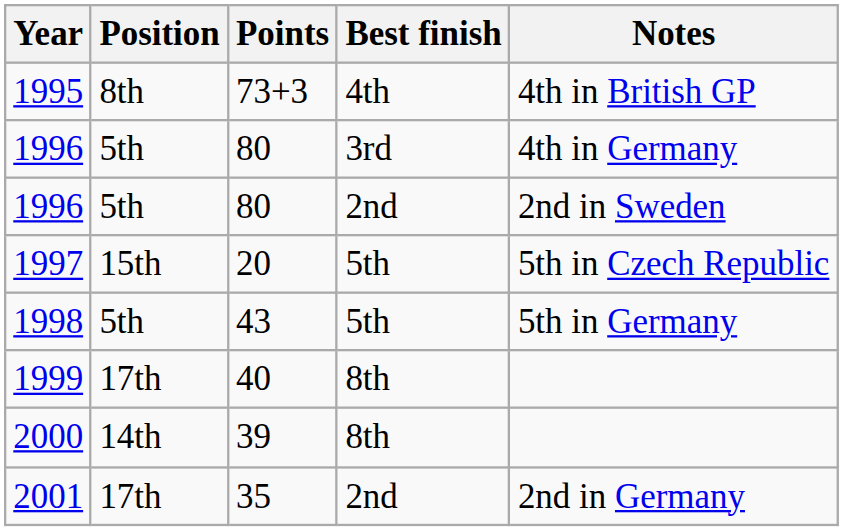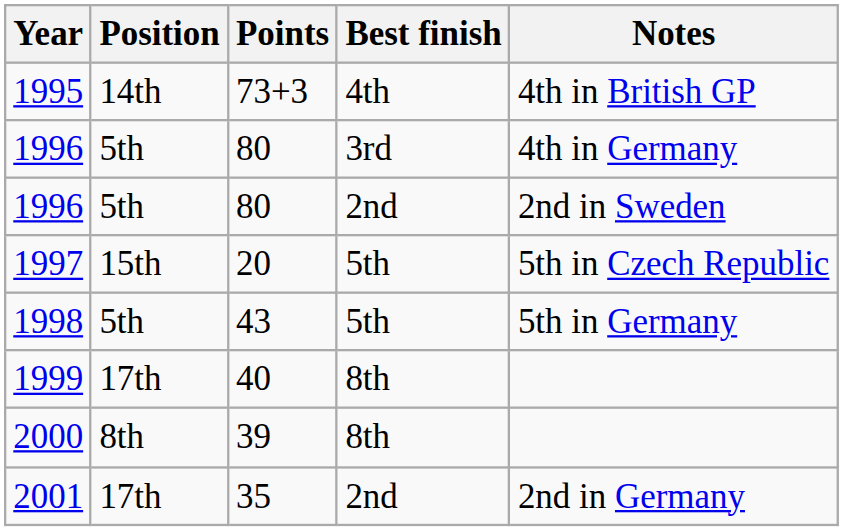(122, 91) 8th -> (130, 91) 14th
(130, 437) 14th -> (122, 437) 8th
